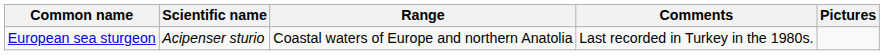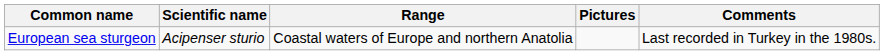columns swapped: (696, 15) <-> (848, 15)
